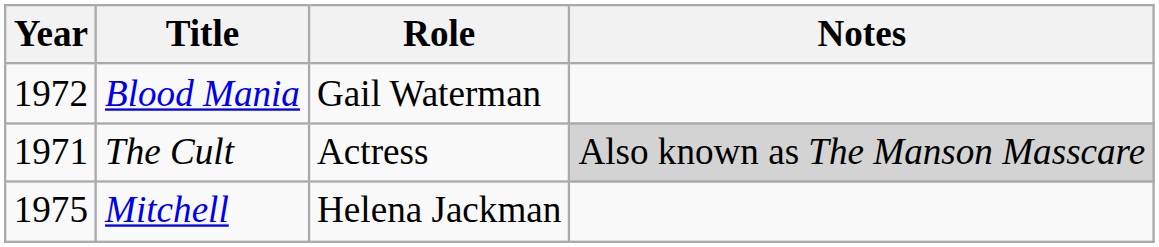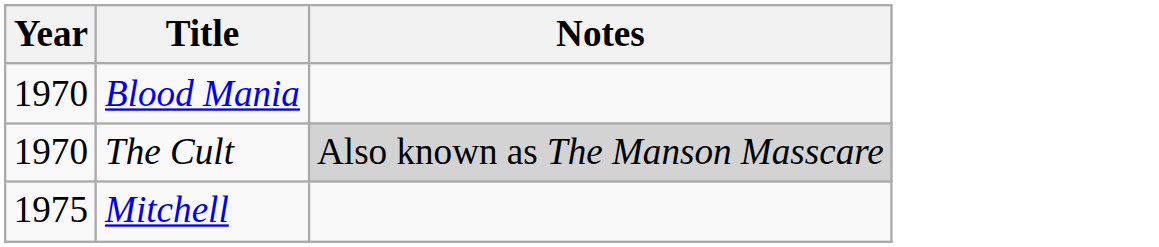- column: (439, 33)
(51, 92) 1972 -> (51, 92) 1970
(51, 151) 1971 -> (51, 151) 1970
